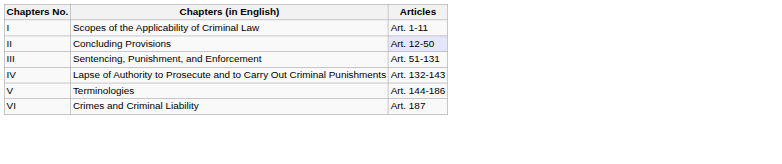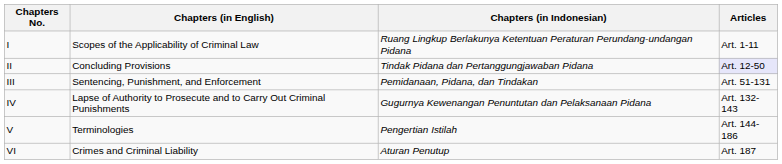+ column: (549, 17)
